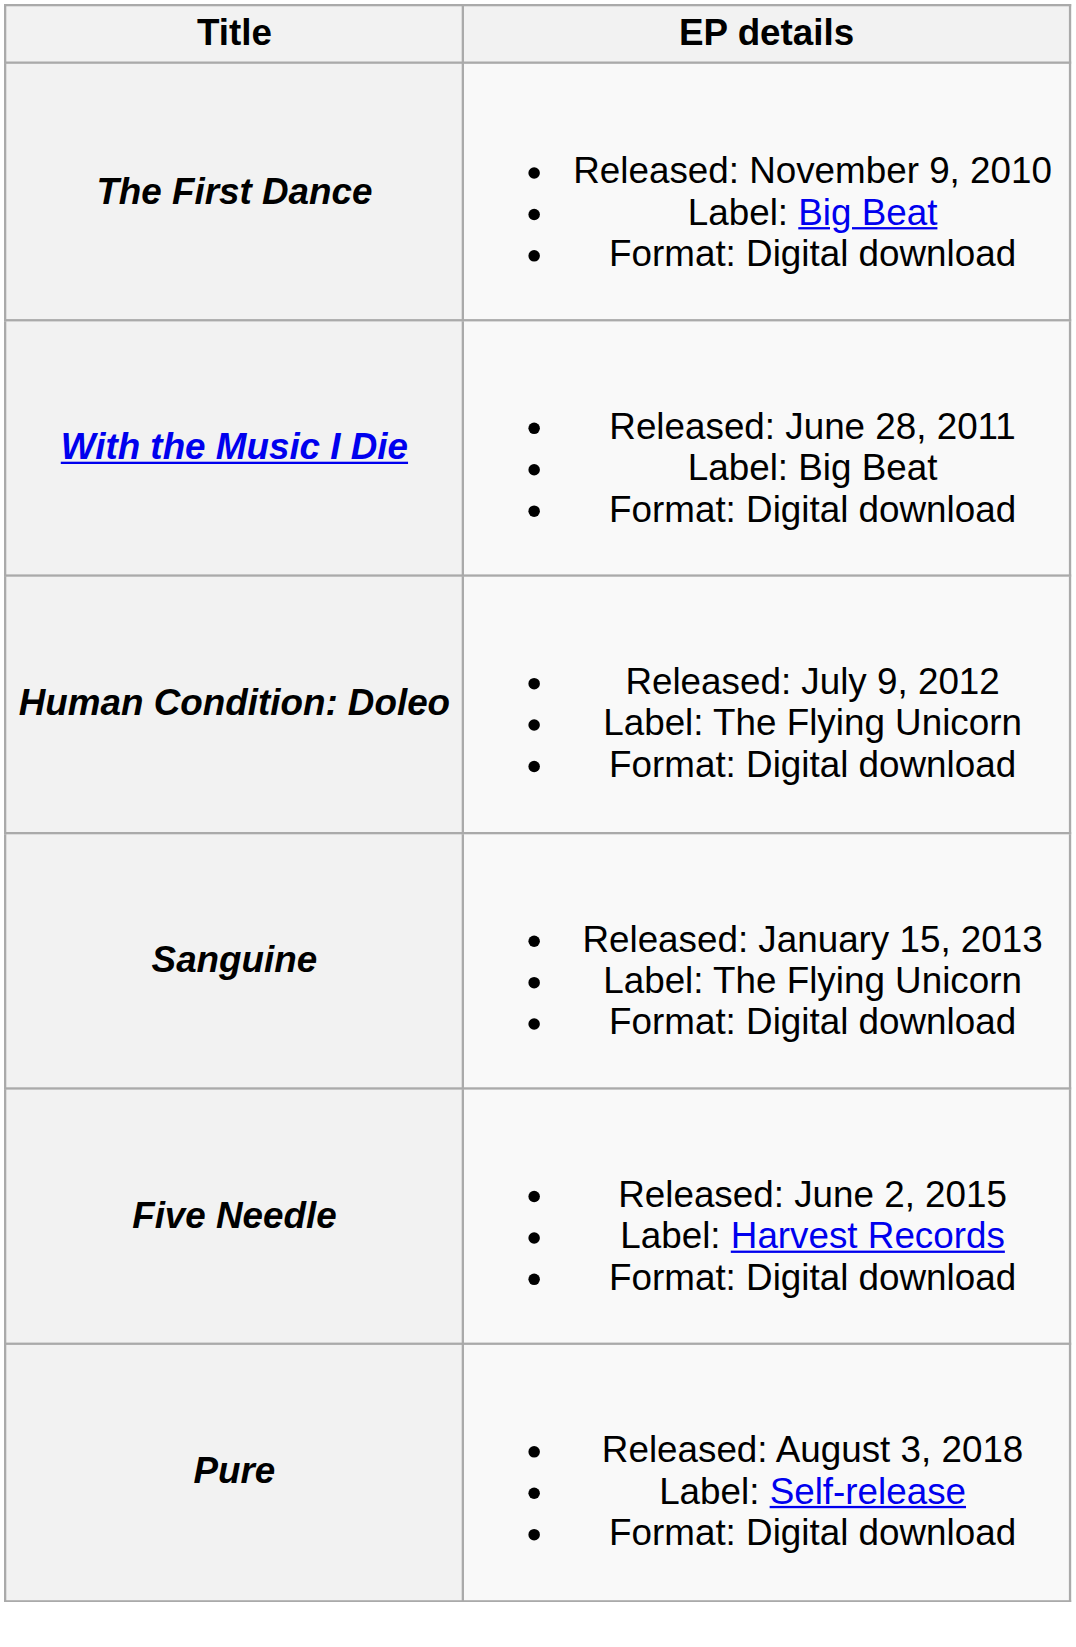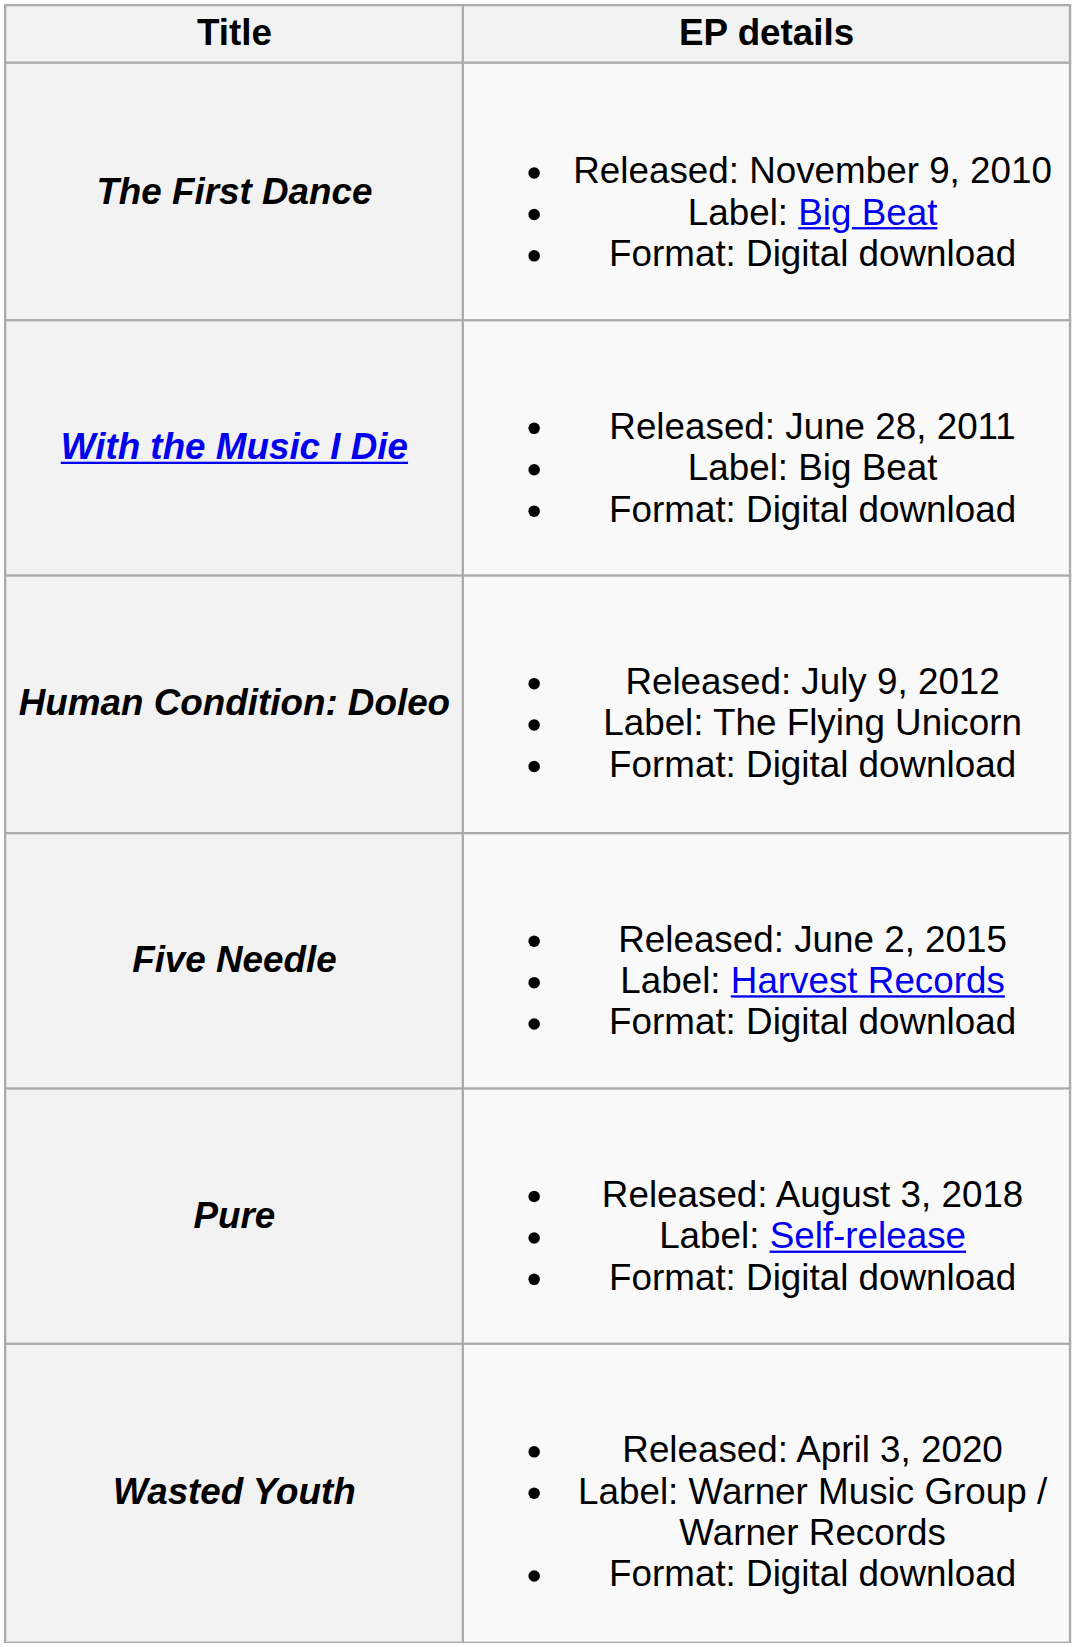- row: (234, 959)
+ row: (234, 1492)
